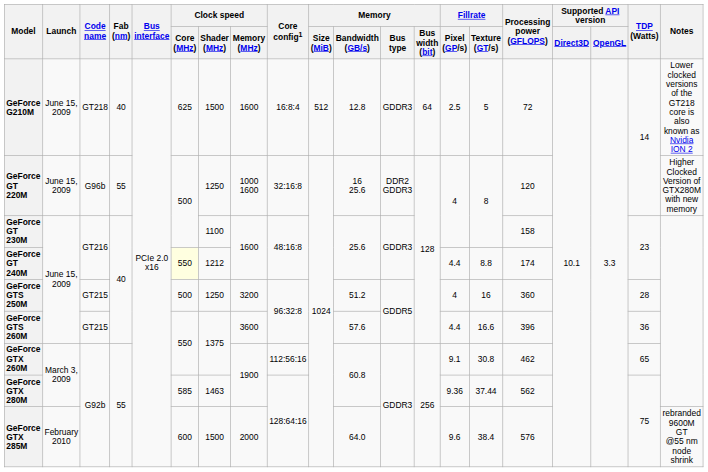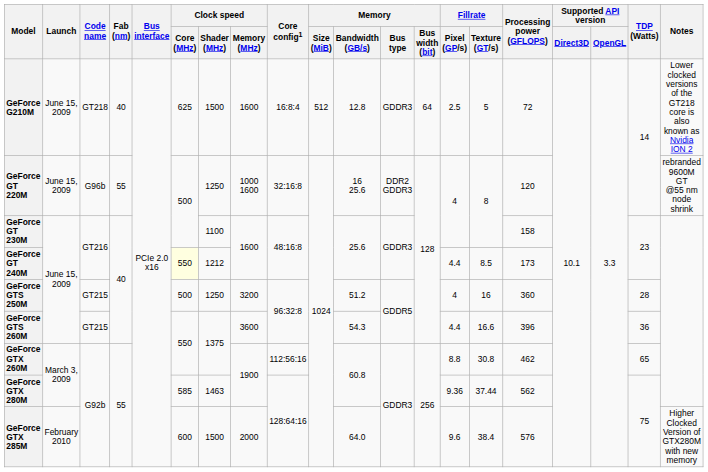(682, 185) Higher Clocked Version of GTX280M with new memory -> (682, 185) rebranded 9600M GT @55 nm node shrink
(486, 263) 8.8 -> (486, 263) 8.5
(528, 263) 174 -> (528, 263) 173
(357, 327) 57.6 -> (357, 327) 54.3
(455, 359) 9.1 -> (455, 359) 8.8
(682, 436) rebranded 9600M GT @55 nm node shrink -> (682, 436) Higher Clocked Version of GTX280M with new memory
